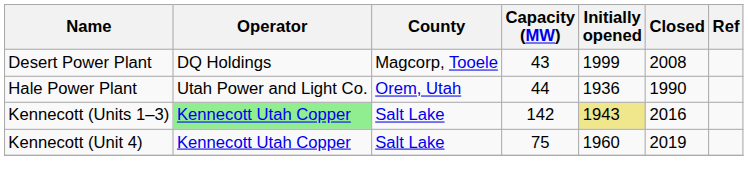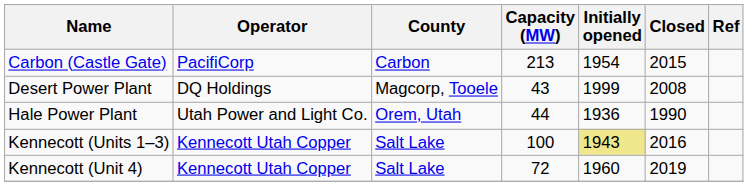+ row: (87, 62)
(264, 115) lightgreen background -> (264, 141) no background
(540, 115) 142 -> (540, 141) 100
(540, 141) 75 -> (540, 168) 72
